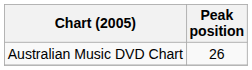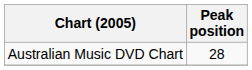(217, 53) 26 -> (217, 53) 28
